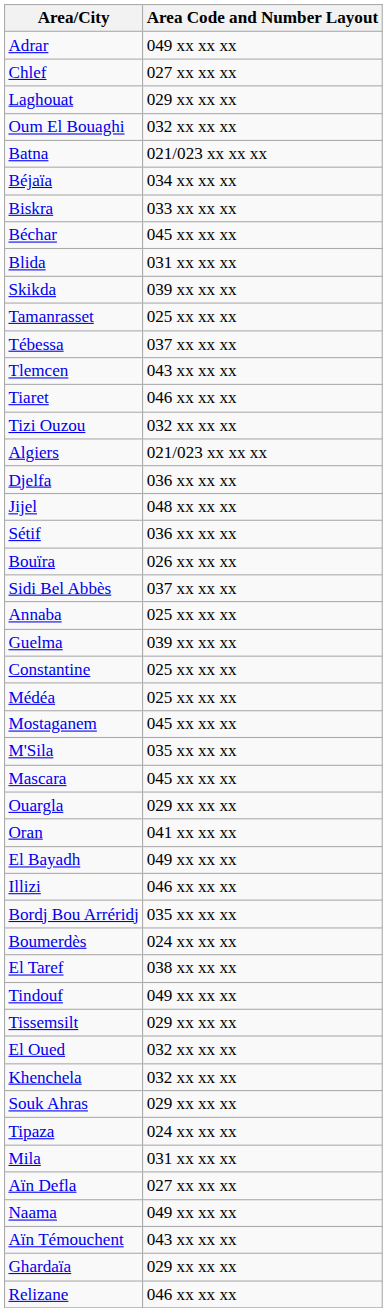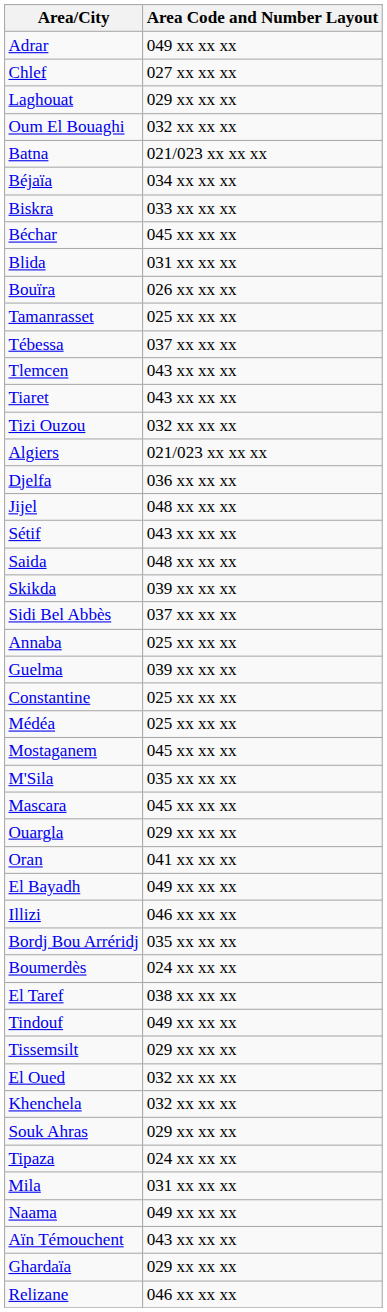rows swapped: (32, 561) <-> (32, 289)
(192, 398) 046 xx xx xx -> (192, 398) 043 xx xx xx
(192, 533) 036 xx xx xx -> (192, 533) 043 xx xx xx
+ row: (27, 561)
- row: (42, 1185)
